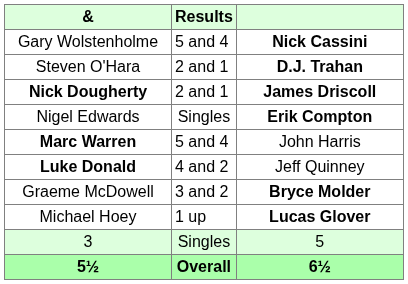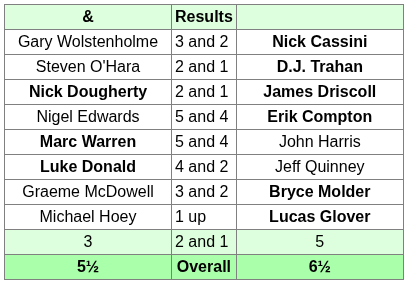(202, 42) 5 and 4 -> (202, 42) 3 and 2
(204, 116) Singles -> (202, 116) 5 and 4
(204, 242) Singles -> (202, 242) 2 and 1
